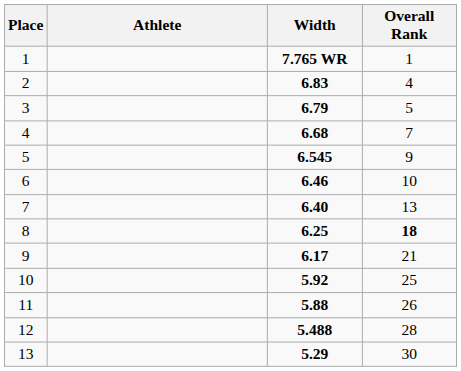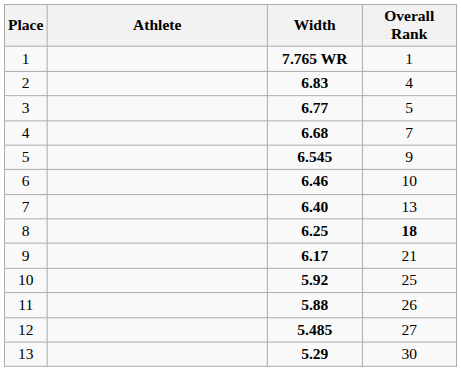(315, 108) 6.79 -> (315, 108) 6.77
(315, 329) 5.488 -> (315, 329) 5.485
(409, 329) 28 -> (409, 329) 27
